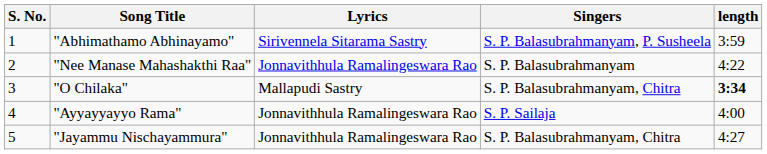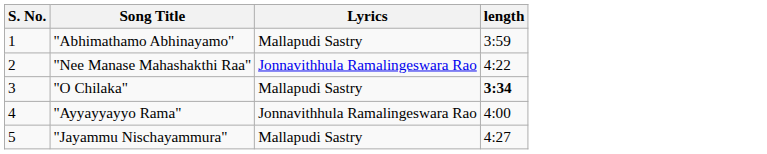- column: (597, 16)
(343, 40) Sirivennela Sitarama Sastry -> (310, 40) Mallapudi Sastry
(367, 137) Jonnavithhula Ramalingeswara Rao -> (310, 137) Mallapudi Sastry
